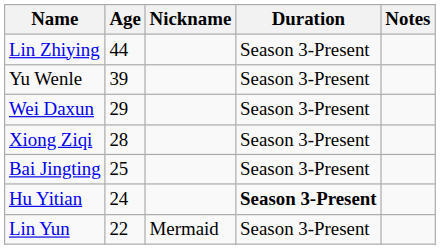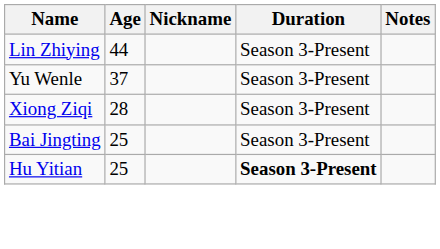(119, 79) 39 -> (119, 79) 37
- row: (51, 109)
(119, 199) 24 -> (119, 169) 25
- row: (39, 229)
